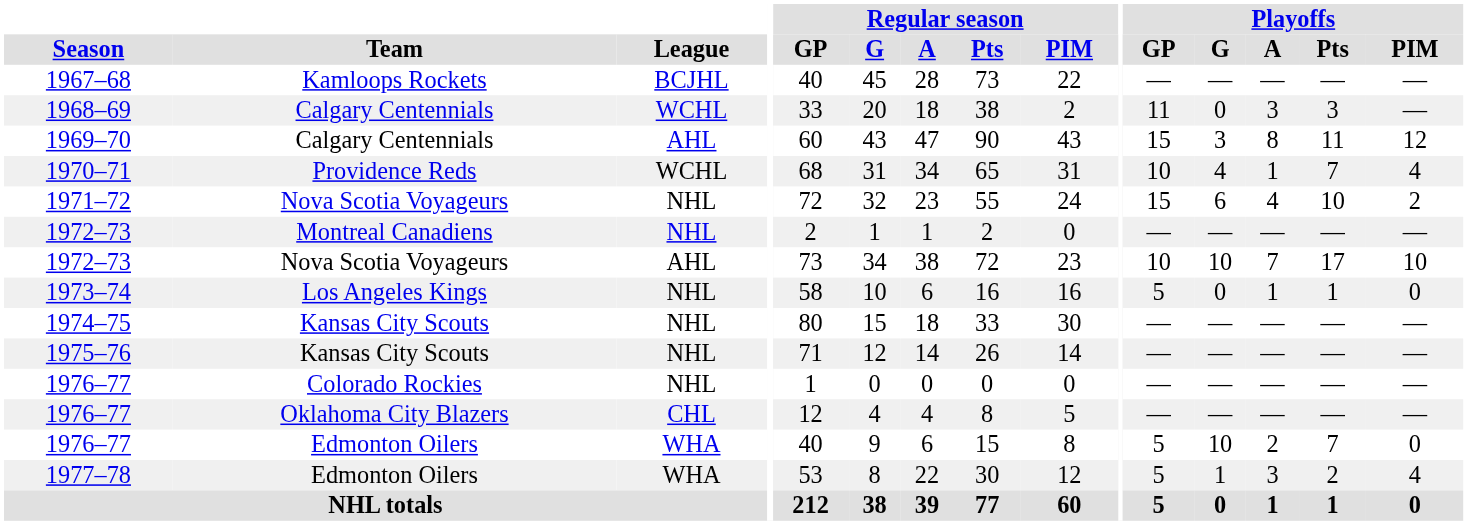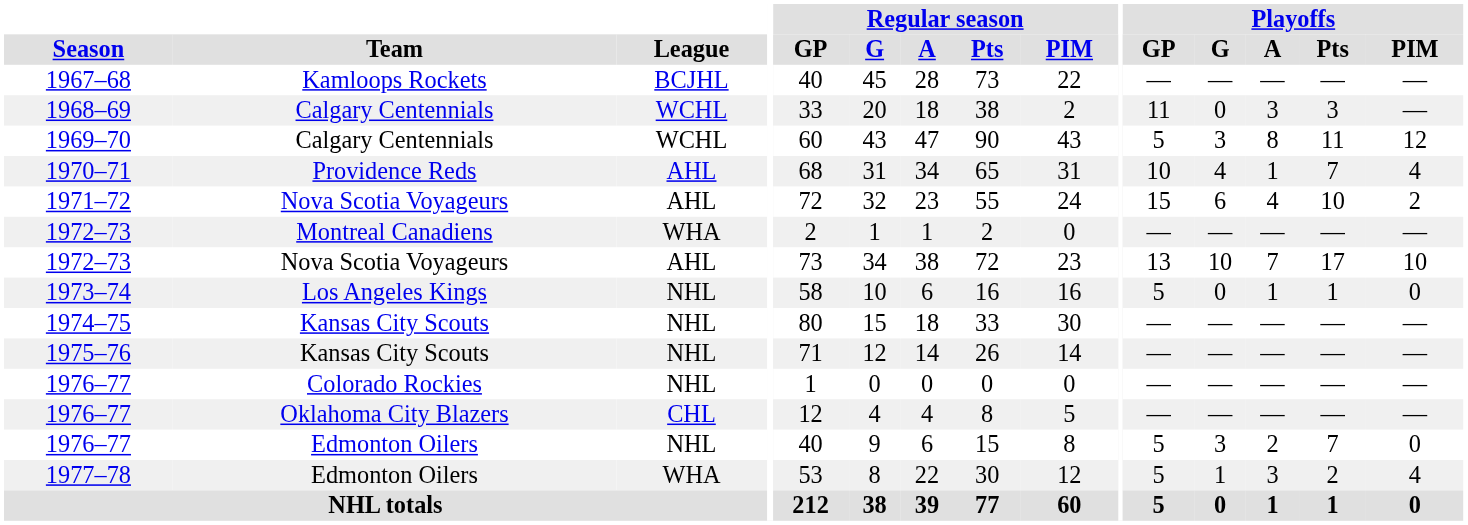(691, 140) AHL -> (691, 140) WCHL
(1159, 140) 15 -> (1159, 140) 5
(691, 170) WCHL -> (691, 170) AHL
(691, 201) NHL -> (691, 201) AHL
(691, 231) NHL -> (691, 231) WHA
(1159, 262) 10 -> (1159, 262) 13
(691, 444) WHA -> (691, 444) NHL
(1220, 444) 10 -> (1220, 444) 3
